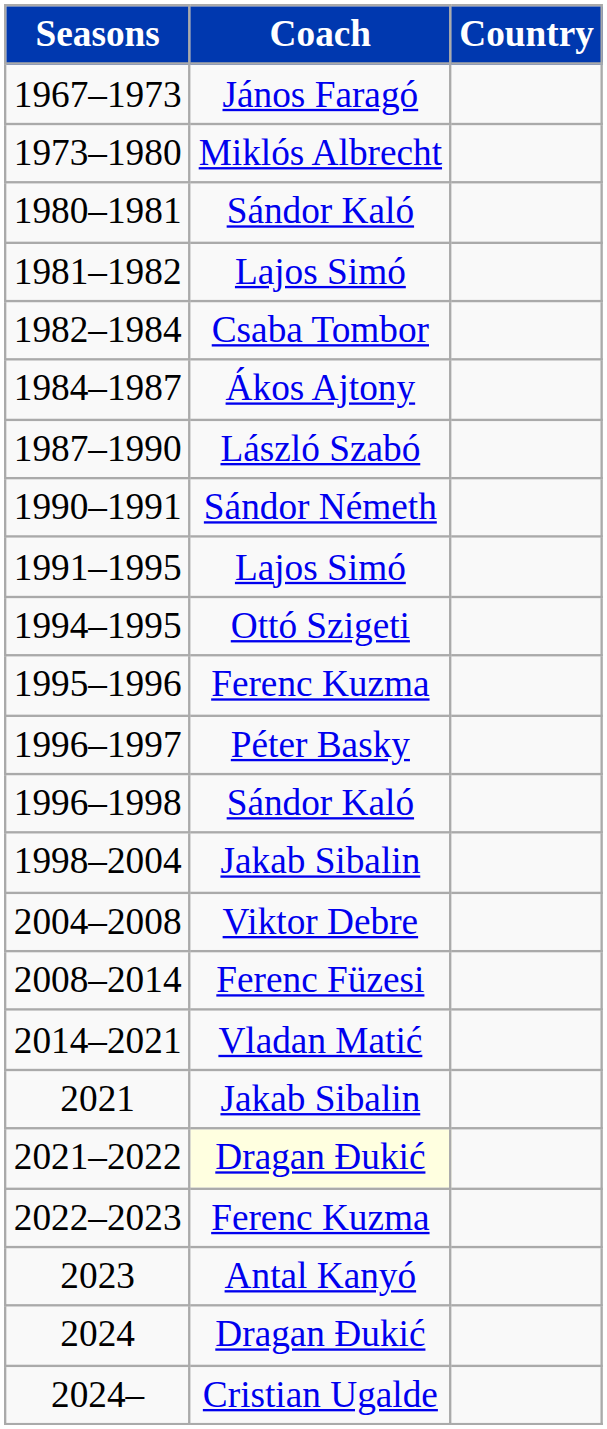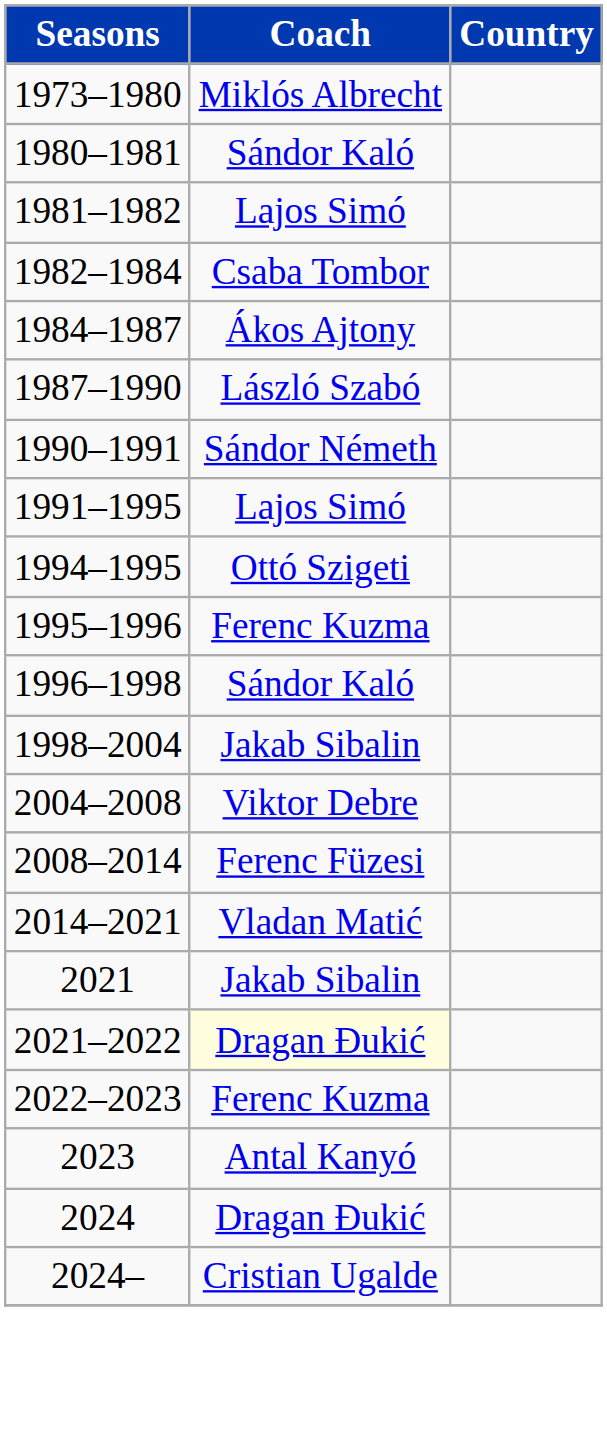- row: (98, 93)
- row: (98, 743)
